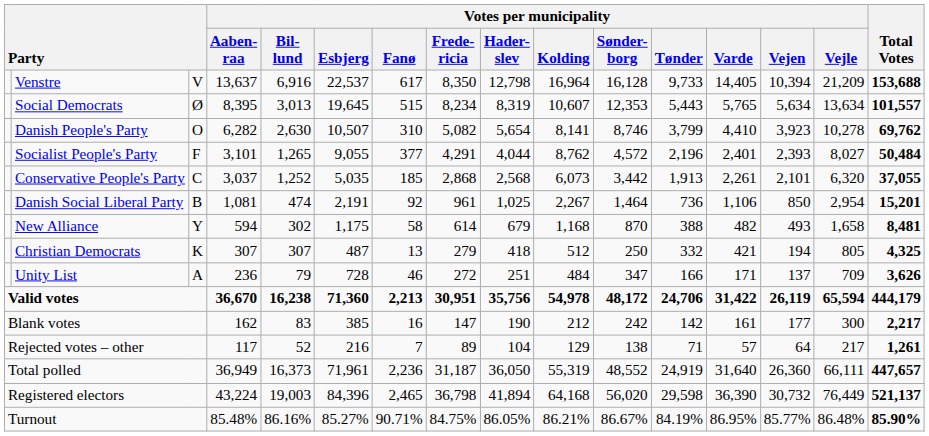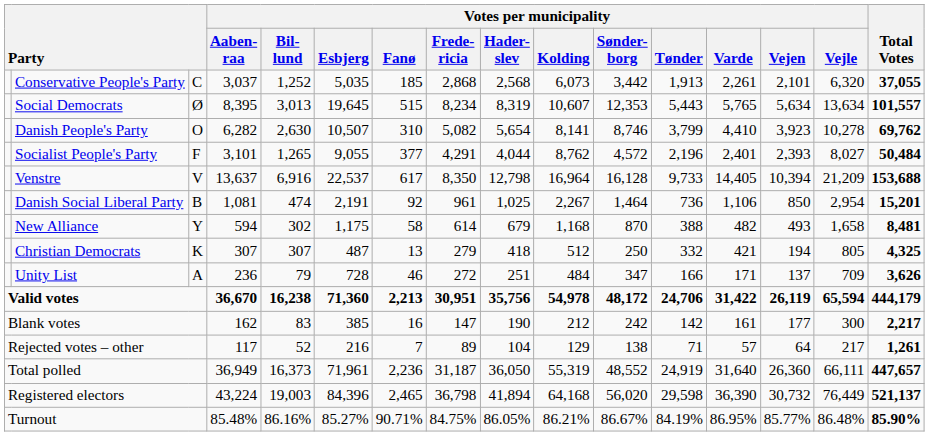rows swapped: (38, 81) <-> (100, 178)
